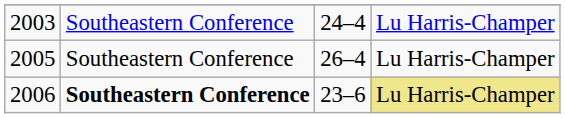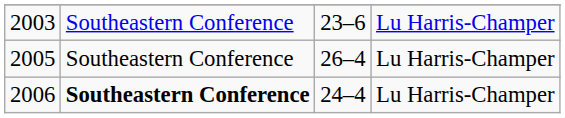(343, 22) 24–4 -> (343, 22) 23–6
(343, 94) 23–6 -> (343, 94) 24–4
(465, 94) khaki background -> (465, 94) no background
